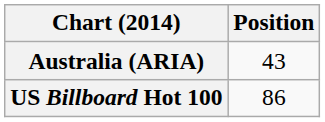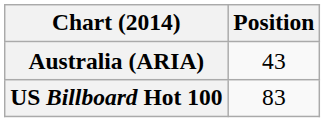(274, 97) 86 -> (274, 97) 83
